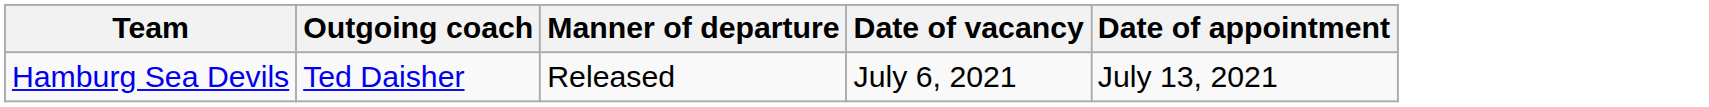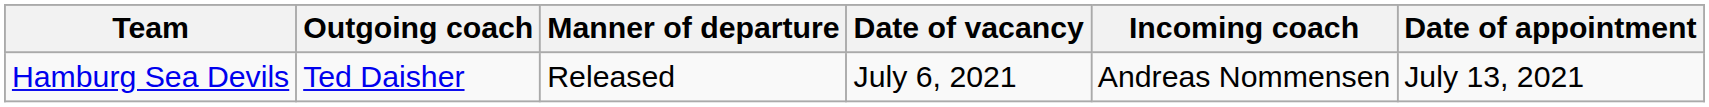+ column: (1244, 28)
